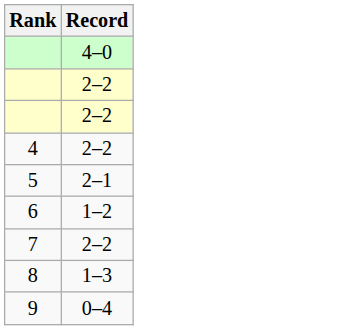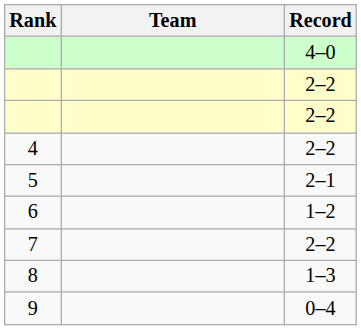+ column: (173, 20)
